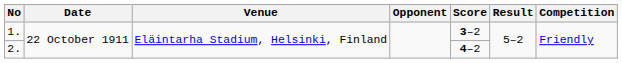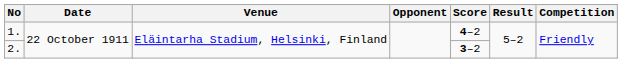(470, 31) 3–2 -> (470, 31) 4–2
(470, 49) 4–2 -> (470, 49) 3–2
